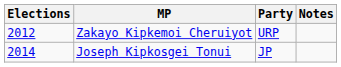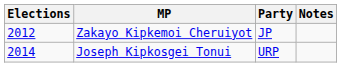(268, 33) URP -> (265, 33) JP
(265, 52) JP -> (268, 52) URP
